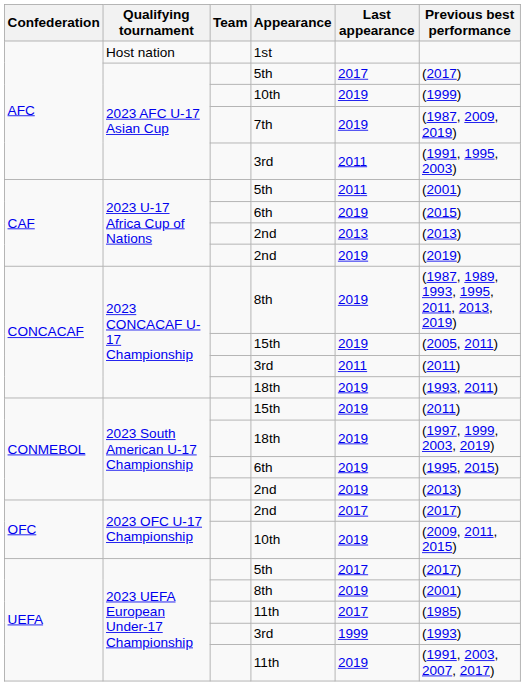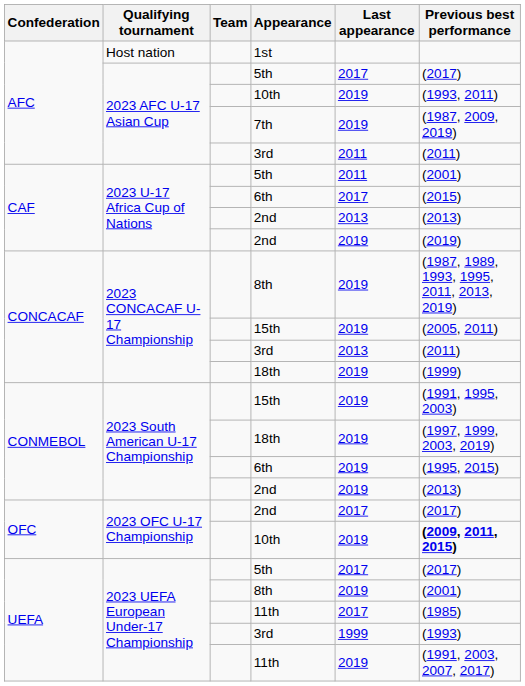(442, 95) (1999) -> (460, 95) (1993, 2011)
(460, 161) (1991, 1995, 2003) -> (441, 153) (2011)
(353, 212) 2019 -> (353, 196) 2017
(353, 365) 2011 -> (353, 350) 2013
(460, 387) (1993, 2011) -> (442, 372) (1999)
(441, 409) (2011) -> (460, 401) (1991, 1995, 2003)
(460, 539) normal -> (460, 539) bold
